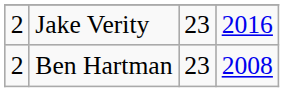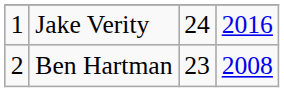(17, 24) 2 -> (17, 24) 1
(197, 24) 23 -> (197, 24) 24
